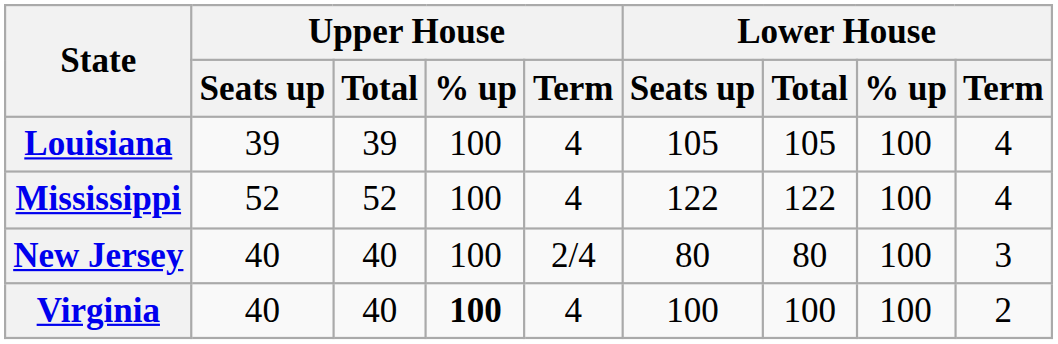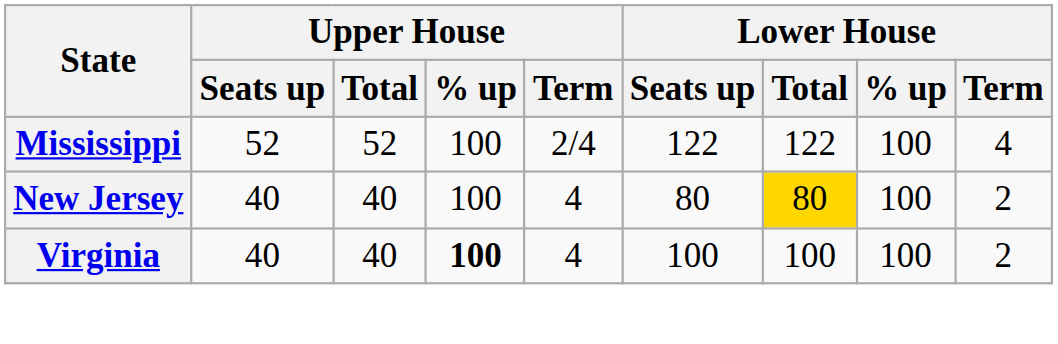- row: (98, 143)
(573, 198) 4 -> (573, 143) 2/4
(573, 254) 2/4 -> (573, 198) 4
(810, 254) no background -> (810, 198) gold background
(1003, 254) 3 -> (1003, 198) 2
